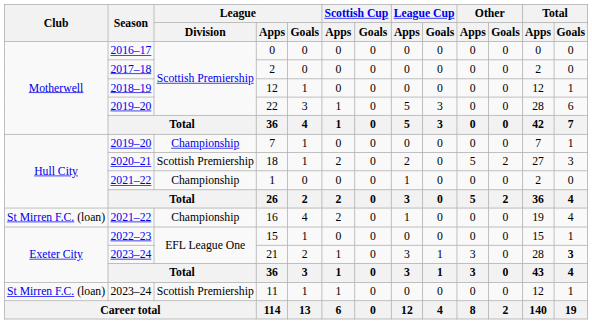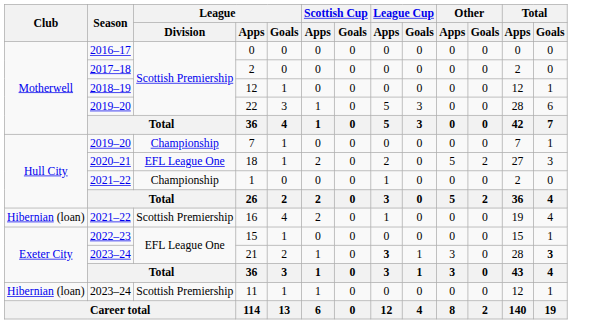(205, 161) Scottish Premiership -> (185, 161) EFL League One
(56, 217) St Mirren F.C. (loan) -> (46, 217) Hibernian (loan)
(205, 217) Championship -> (185, 217) Scottish Premiership
(407, 254) normal -> (386, 254) bold
(56, 291) St Mirren F.C. (loan) -> (46, 291) Hibernian (loan)
